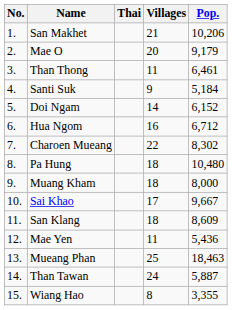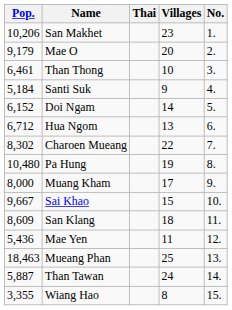columns swapped: (16, 13) <-> (208, 13)
(152, 32) 21 -> (168, 32) 23
(152, 70) 11 -> (168, 70) 10
(152, 126) 16 -> (168, 126) 13
(152, 164) 18 -> (168, 164) 19
(152, 182) 18 -> (168, 182) 17
(152, 201) 17 -> (168, 201) 15
